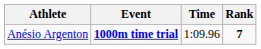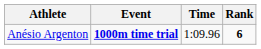(239, 34) 7 -> (239, 34) 6
